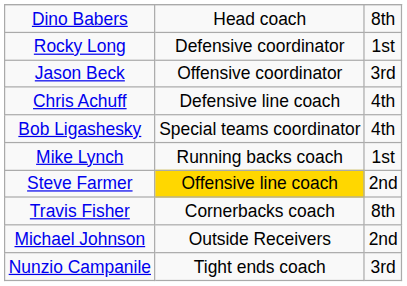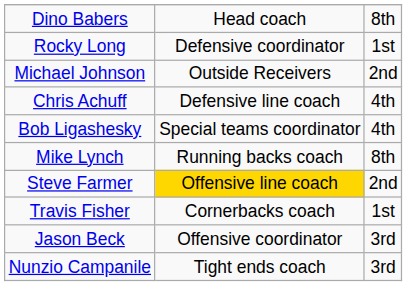rows swapped: (80, 74) <-> (80, 239)
(383, 156) 1st -> (383, 156) 8th
(383, 211) 8th -> (383, 211) 1st
